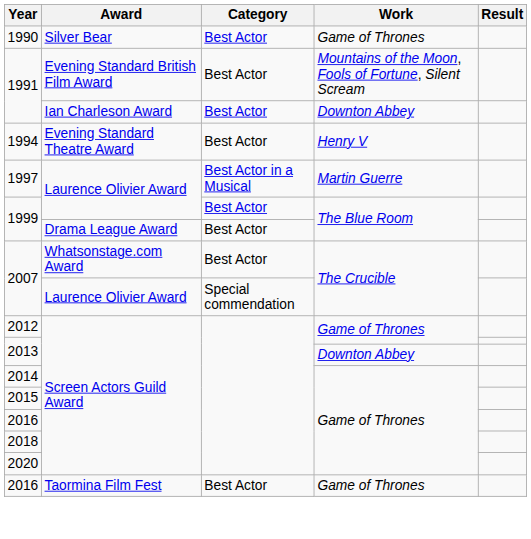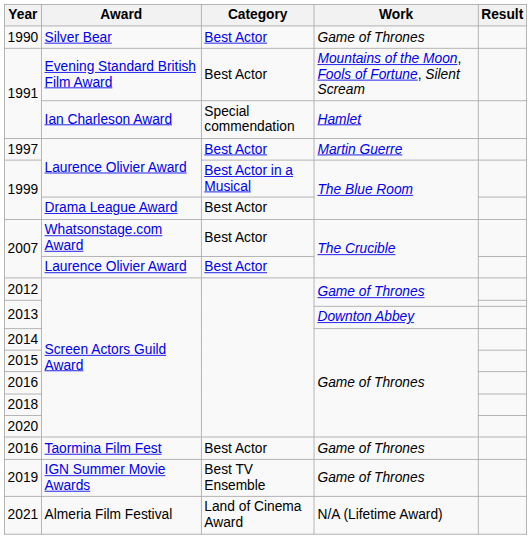(236, 111) Best Actor -> (249, 119) Special commendation
(366, 111) Downton Abbey -> (339, 119) Hamlet
- row: (23, 141)
(249, 178) Best Actor in a Musical -> (236, 149) Best Actor
(236, 208) Best Actor -> (249, 178) Best Actor in a Musical
(249, 296) Special commendation -> (236, 267) Best Actor
+ row: (23, 477)
+ row: (23, 515)
